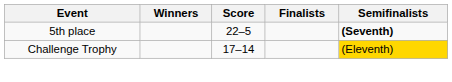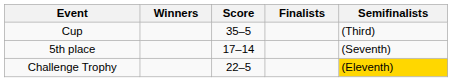+ row: (72, 31)
(239, 31) 22–5 -> (239, 49) 17–14
(367, 31) bold -> (366, 49) normal
(239, 49) 17–14 -> (239, 67) 22–5
